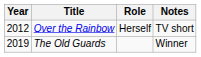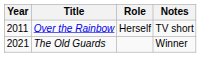(18, 28) 2012 -> (17, 28) 2011
(18, 44) 2019 -> (18, 44) 2021
